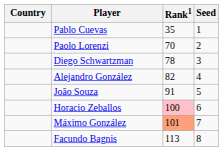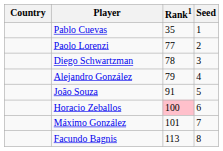(170, 45) 70 -> (170, 45) 77
(170, 76) 82 -> (170, 76) 79
(172, 123) lightsalmon background -> (172, 123) no background
